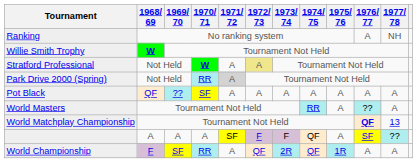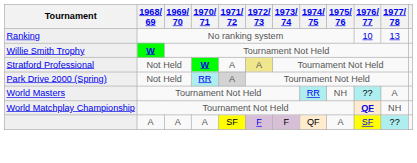(368, 36) A -> (368, 36) 10
(395, 36) NH -> (395, 36) 13
- row: (26, 93)
(340, 107) A -> (340, 93) NH
(395, 122) 13 -> (395, 107) NH
- row: (49, 150)
